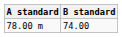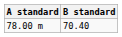(76, 26) 74.00 -> (76, 26) 70.40
